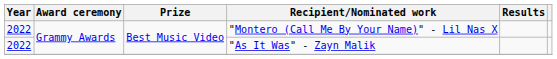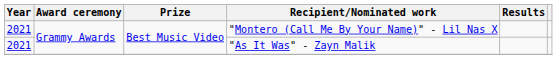(19, 29) 2022 -> (19, 29) 2021
(19, 46) 2022 -> (19, 46) 2021
